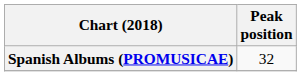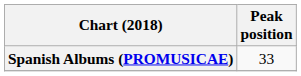(266, 58) 32 -> (266, 58) 33
